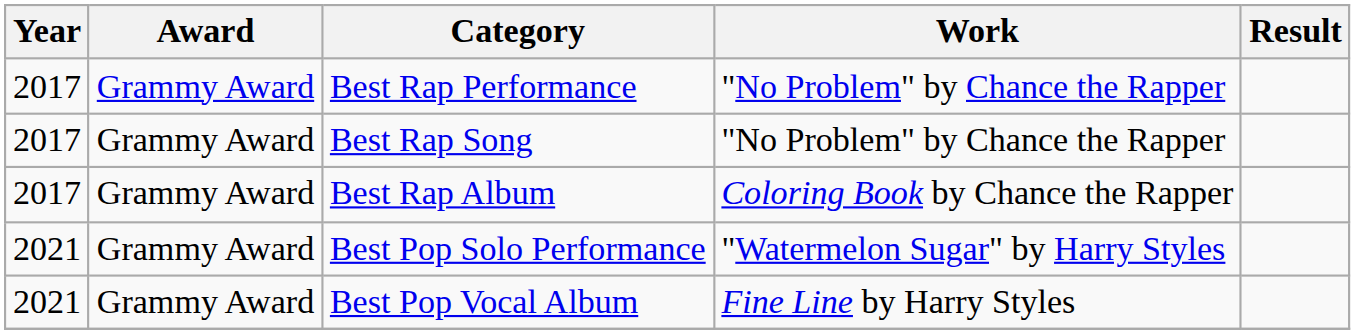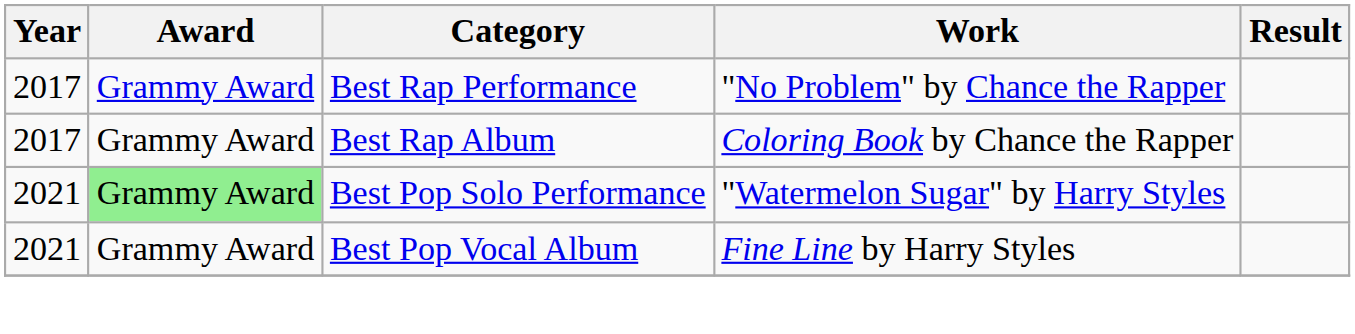- row: (431, 139)
(205, 247) no background -> (205, 193) lightgreen background
